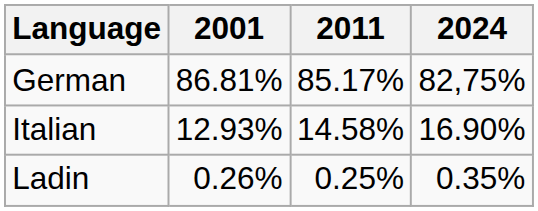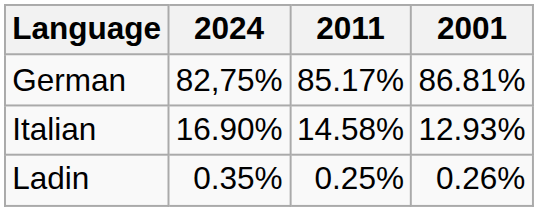columns swapped: (229, 29) <-> (472, 29)
